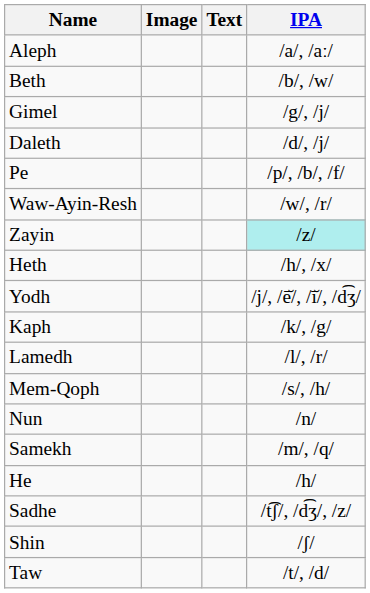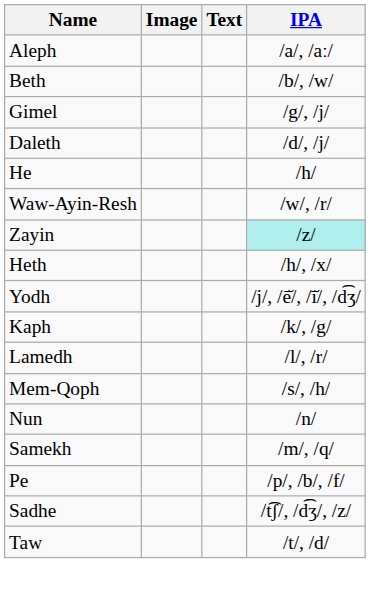rows swapped: (20, 480) <-> (19, 173)
- row: (27, 541)
